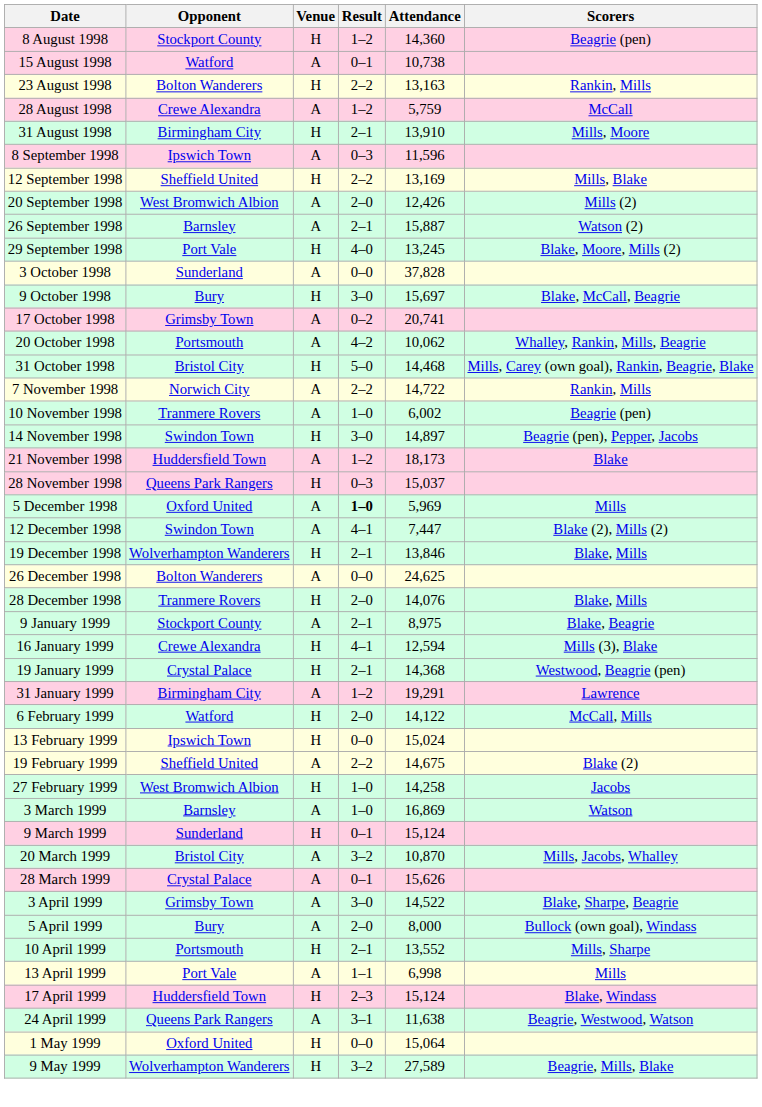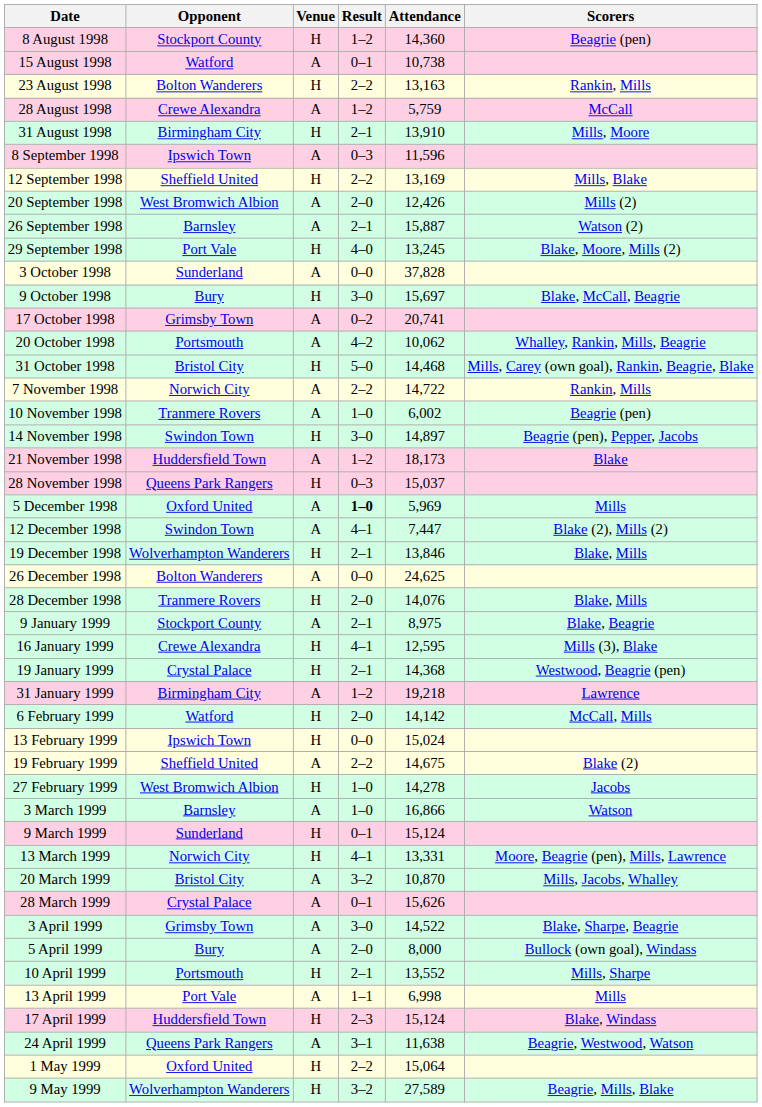(425, 646) 12,594 -> (425, 646) 12,595
(425, 693) 19,291 -> (425, 693) 19,218
(425, 716) 14,122 -> (425, 716) 14,142
(425, 786) 14,258 -> (425, 786) 14,278
(425, 809) 16,869 -> (425, 809) 16,866
+ row: (65, 856)
(362, 1043) 0–0 -> (362, 1066) 2–2
